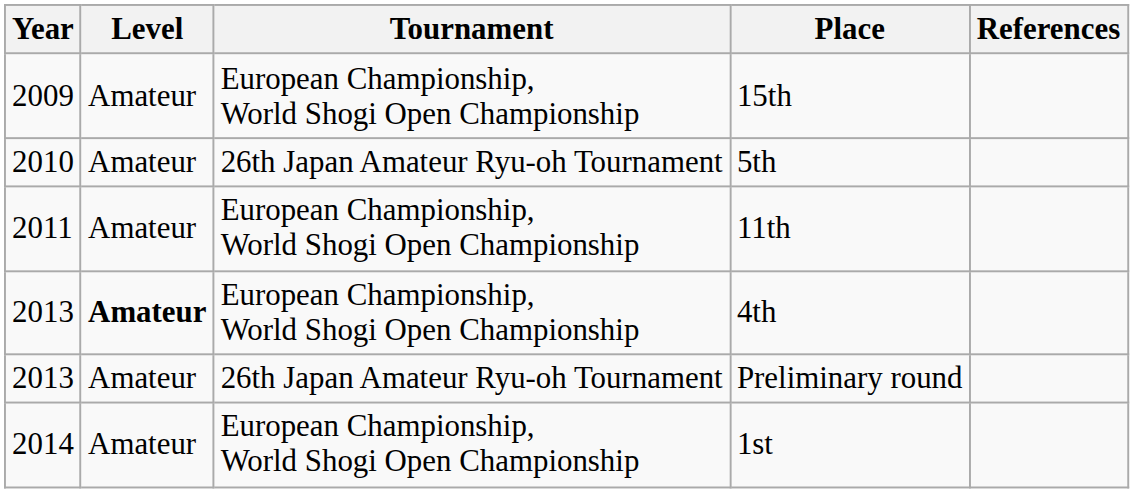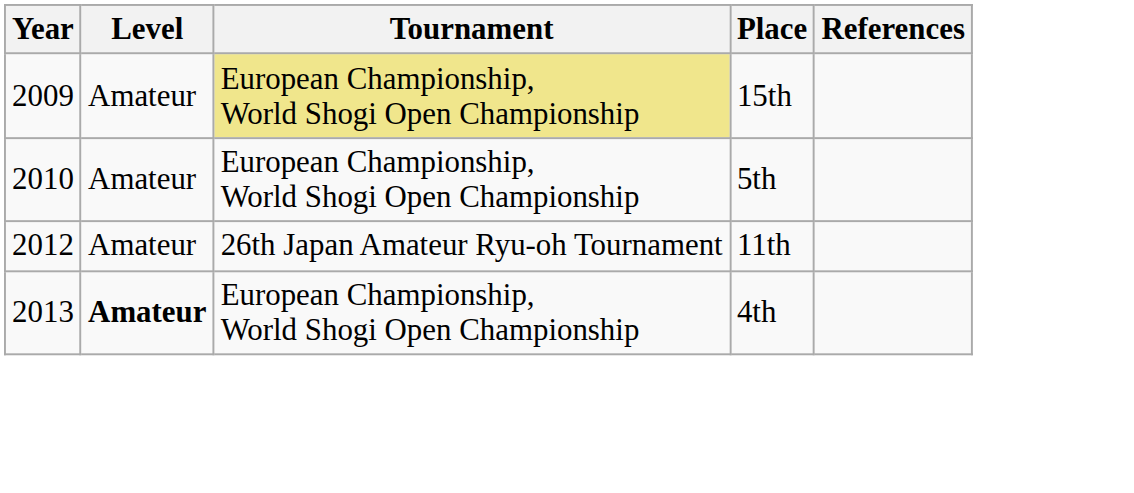(430, 95) no background -> (430, 95) khaki background
(472, 161) 26th Japan Amateur Ryu-oh Tournament -> (430, 179) European Championship, World Shogi Open Championship
(42, 228) 2011 -> (43, 245) 2012
(430, 228) European Championship, World Shogi Open Championship -> (472, 245) 26th Japan Amateur Ryu-oh Tournament
- row: (850, 378)
- row: (755, 444)
